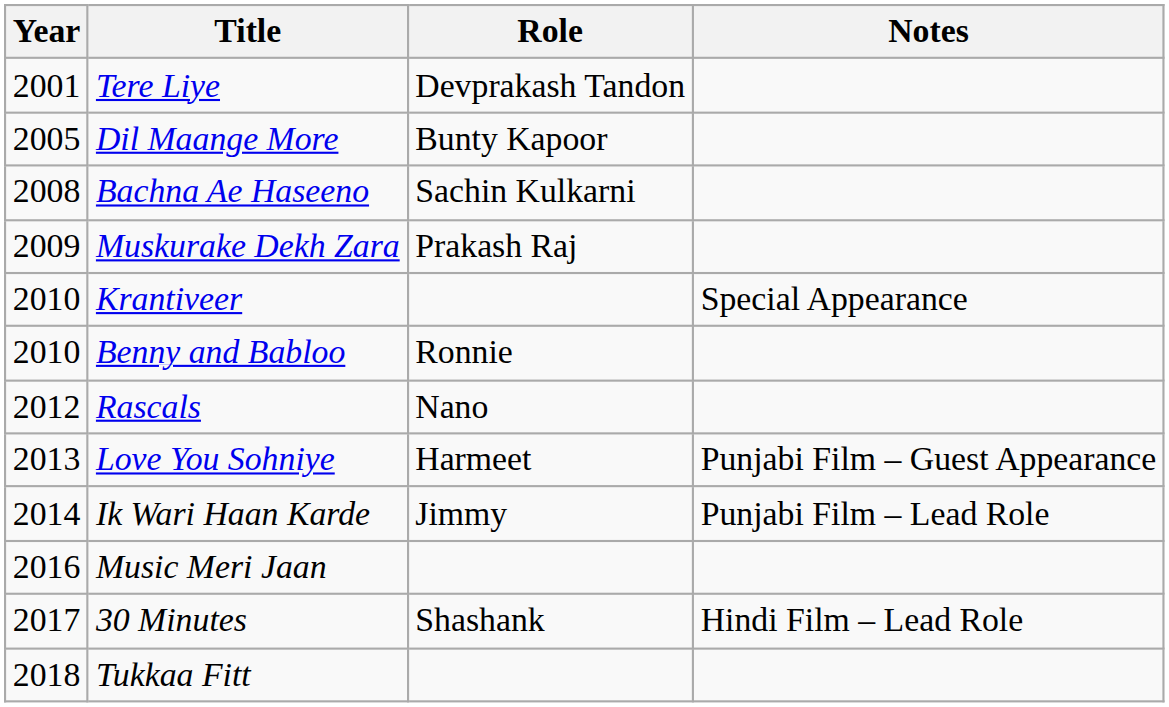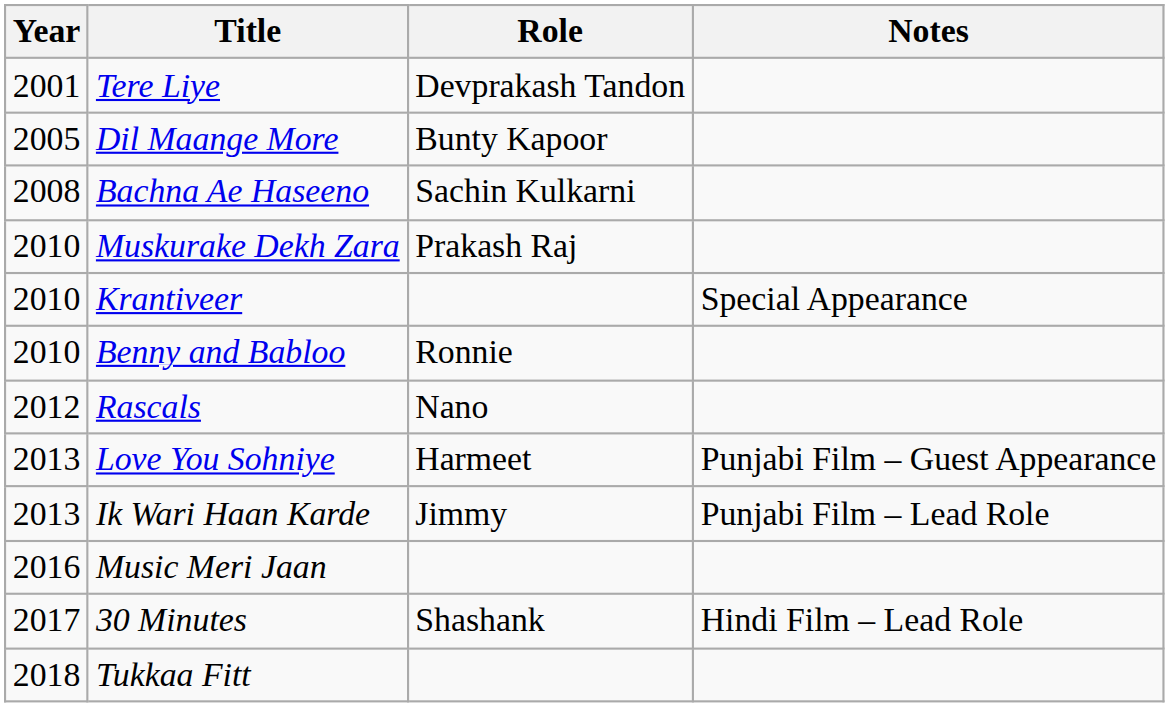(47, 245) 2009 -> (47, 245) 2010
(47, 513) 2014 -> (47, 513) 2013
